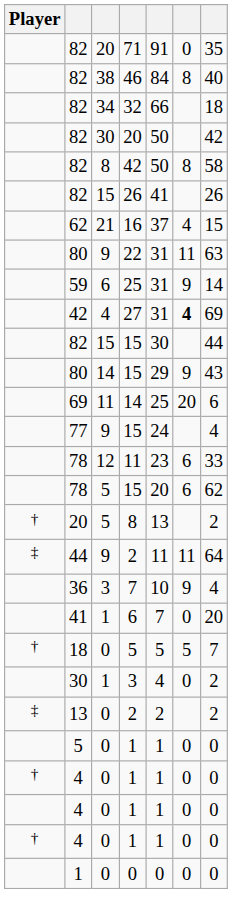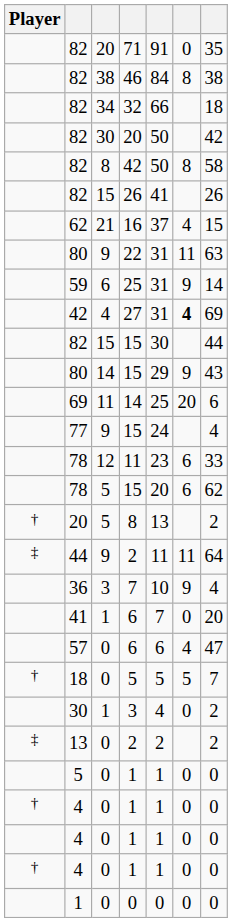(214, 78) 40 -> (214, 78) 38
+ row: (78, 647)
